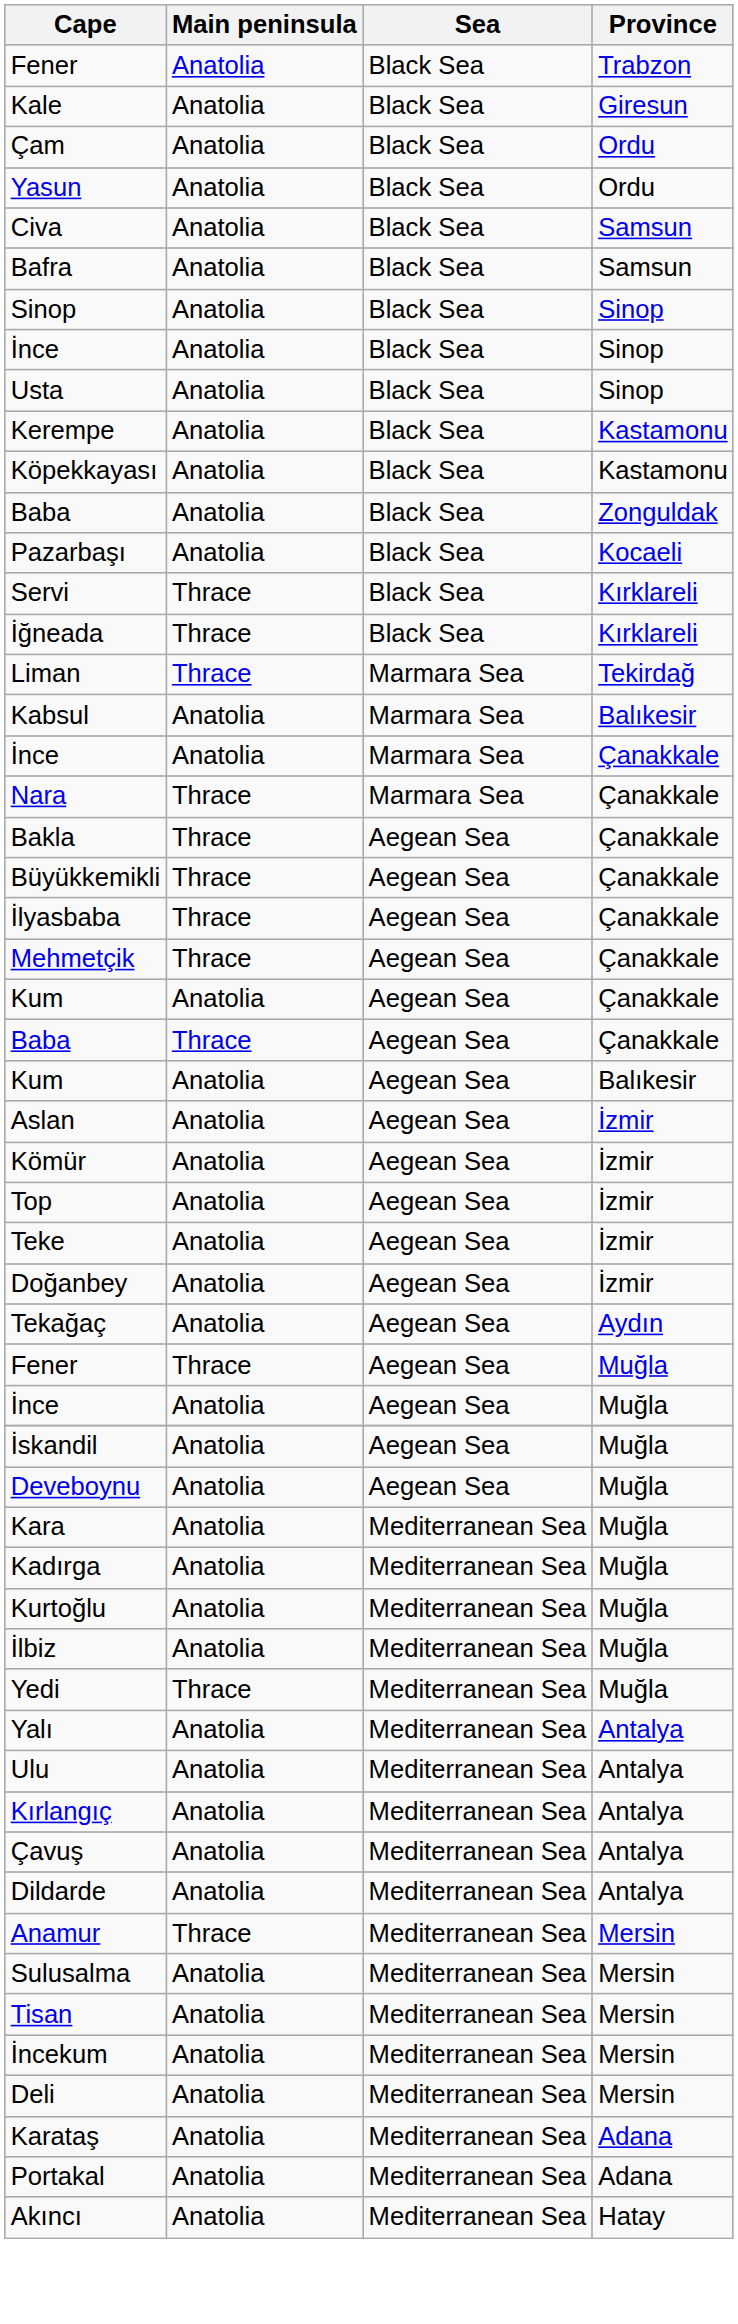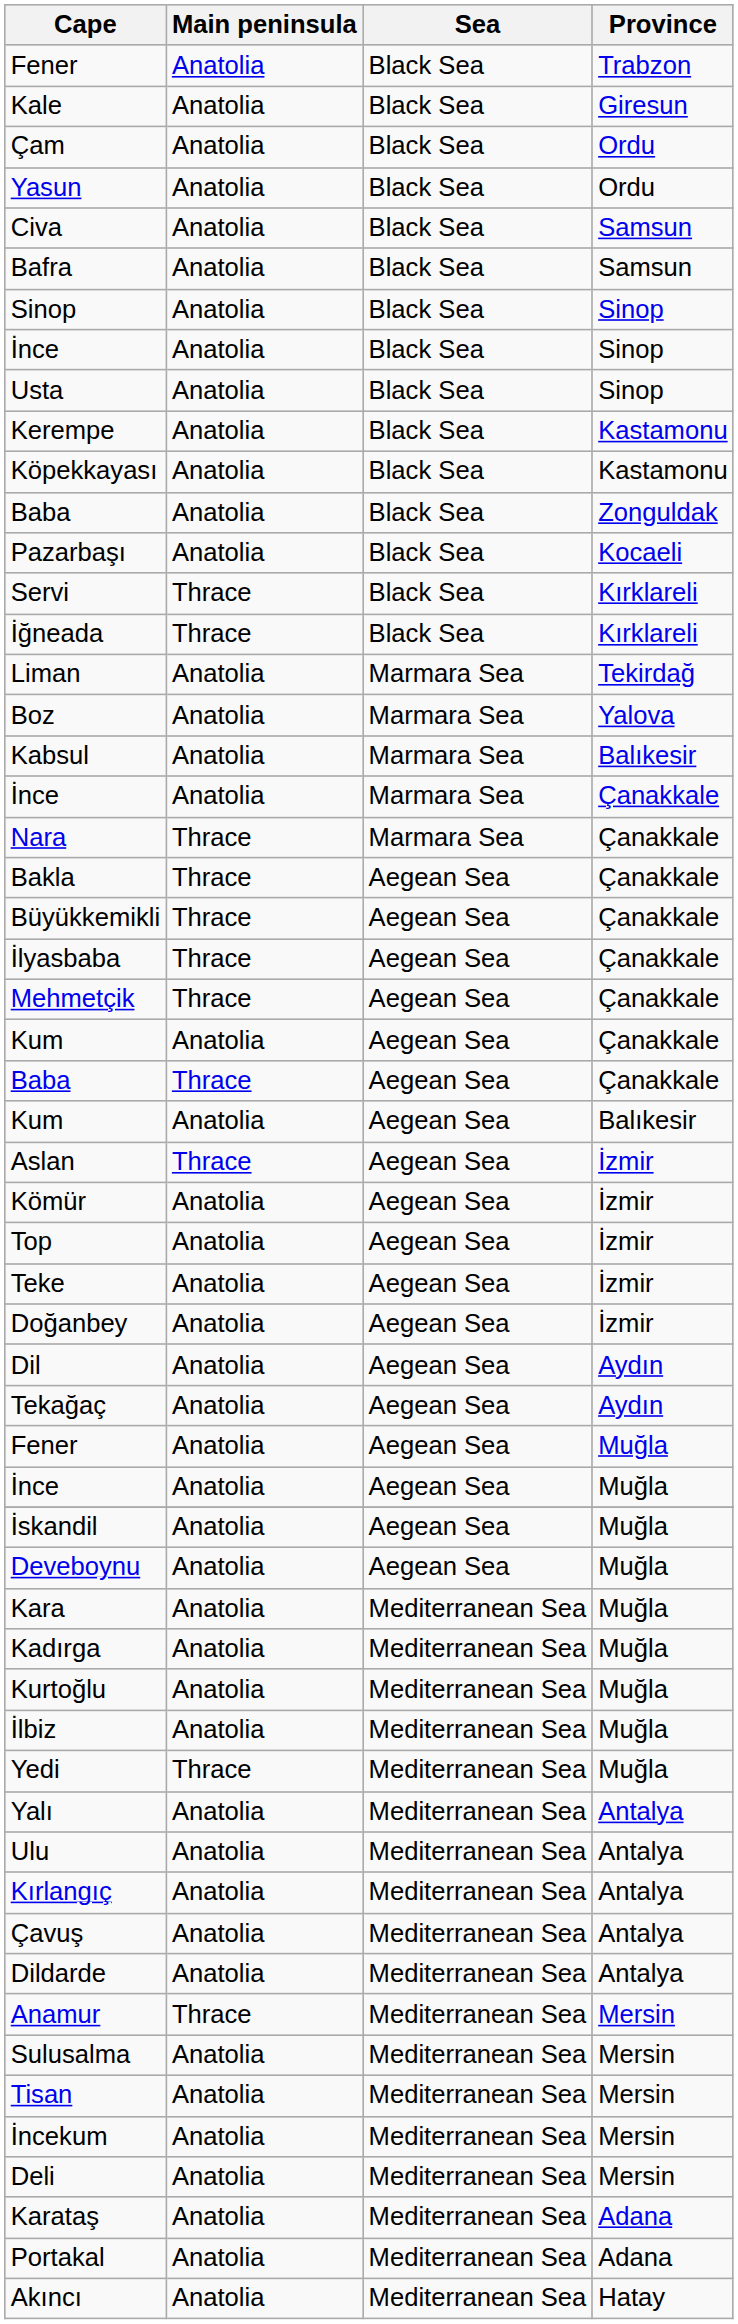(212, 674) Thrace -> (218, 674) Anatolia
+ row: (33, 715)
(218, 1120) Anatolia -> (212, 1161) Thrace
+ row: (26, 1364)
(212, 1364) Thrace -> (218, 1445) Anatolia
